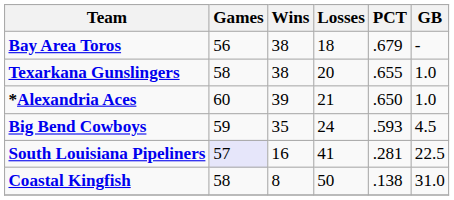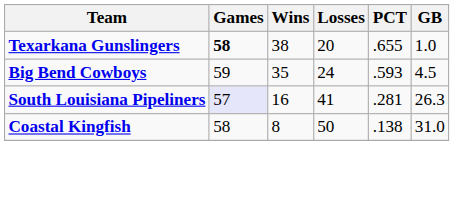- row: (65, 45)
(222, 72) normal -> (222, 45) bold
- row: (72, 99)
(430, 153) 22.5 -> (430, 99) 26.3
